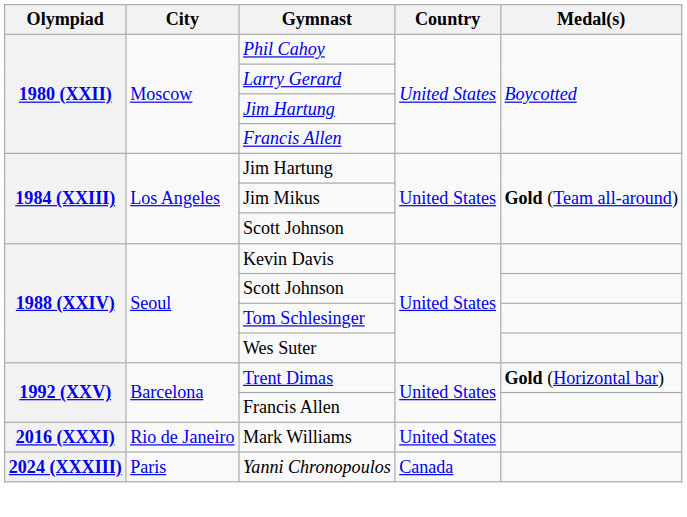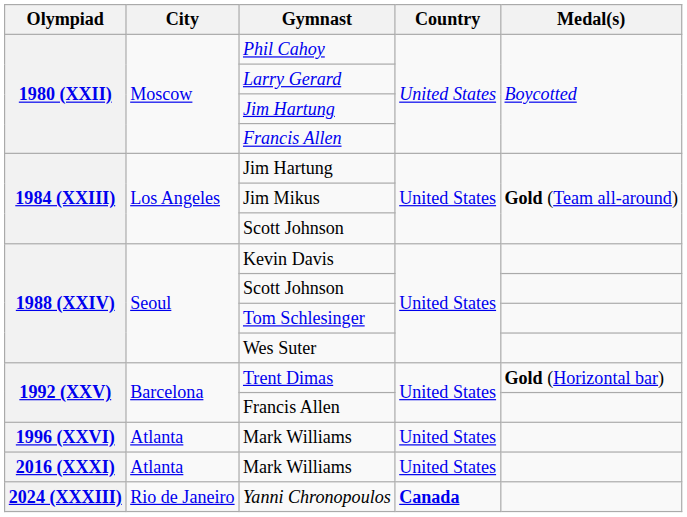+ row: (65, 437)
(182, 437) Rio de Janeiro -> (157, 466) Atlanta
(148, 466) Paris -> (182, 496) Rio de Janeiro
(426, 466) normal -> (429, 496) bold
